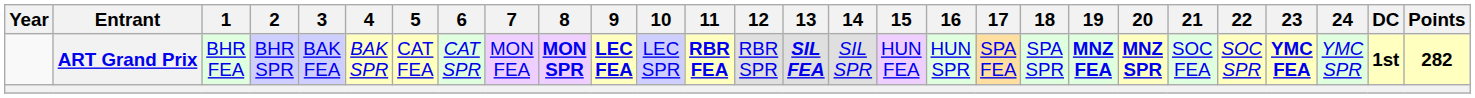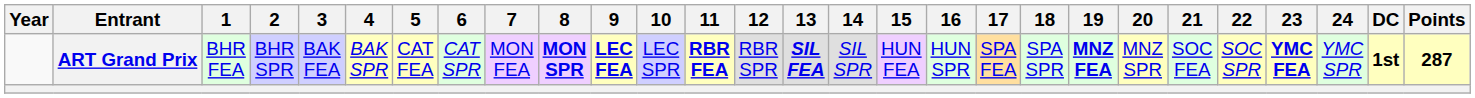(1143, 59) bold -> (1143, 59) normal
(1437, 59) 282 -> (1437, 59) 287
